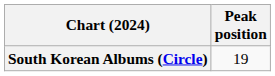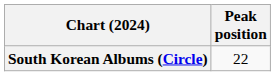(241, 58) 19 -> (241, 58) 22
